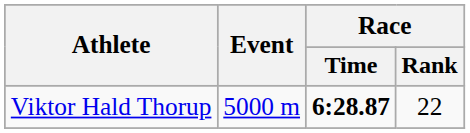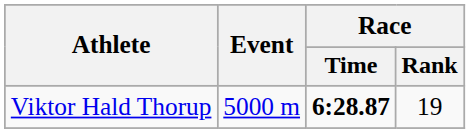(430, 107) 22 -> (430, 107) 19
